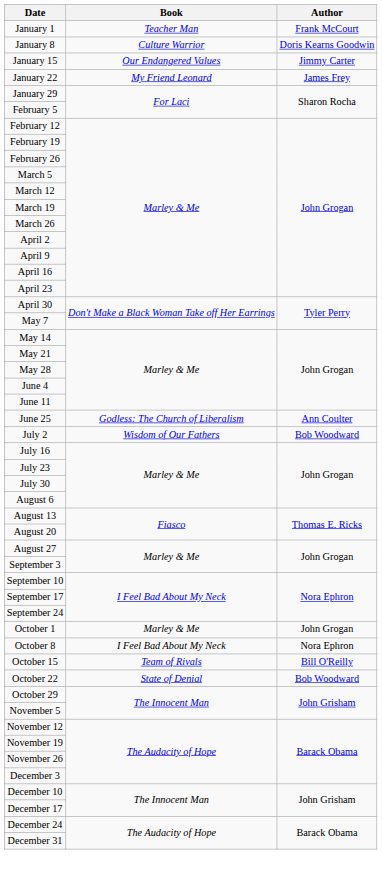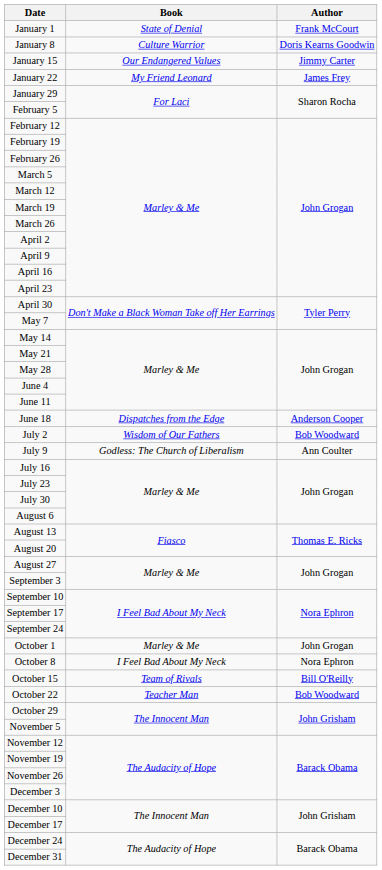(171, 28) Teacher Man -> (171, 28) State of Denial
+ row: (35, 418)
- row: (35, 418)
+ row: (35, 451)
(171, 678) State of Denial -> (171, 694) Teacher Man
